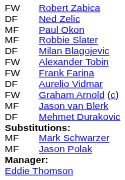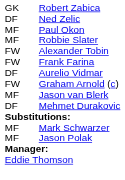(12, 7) FW -> (12, 7) GK
- row: (74, 51)
